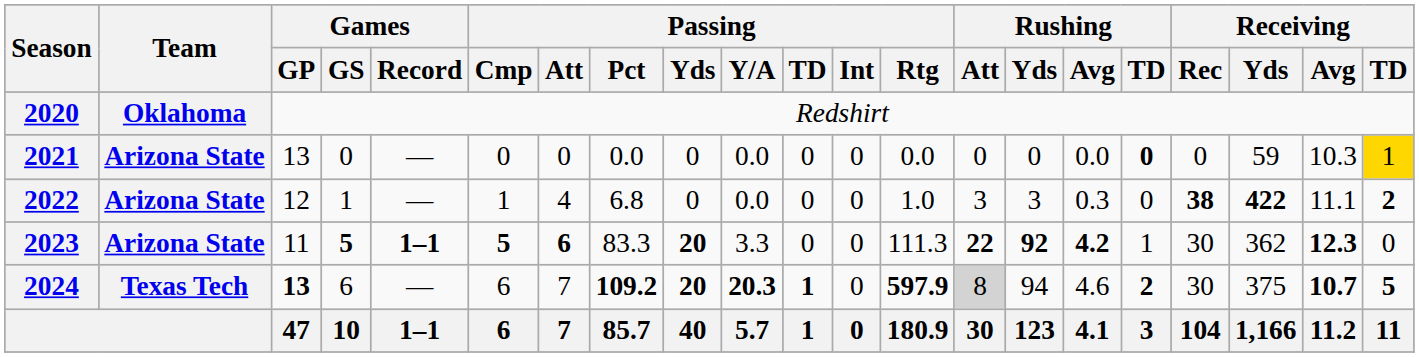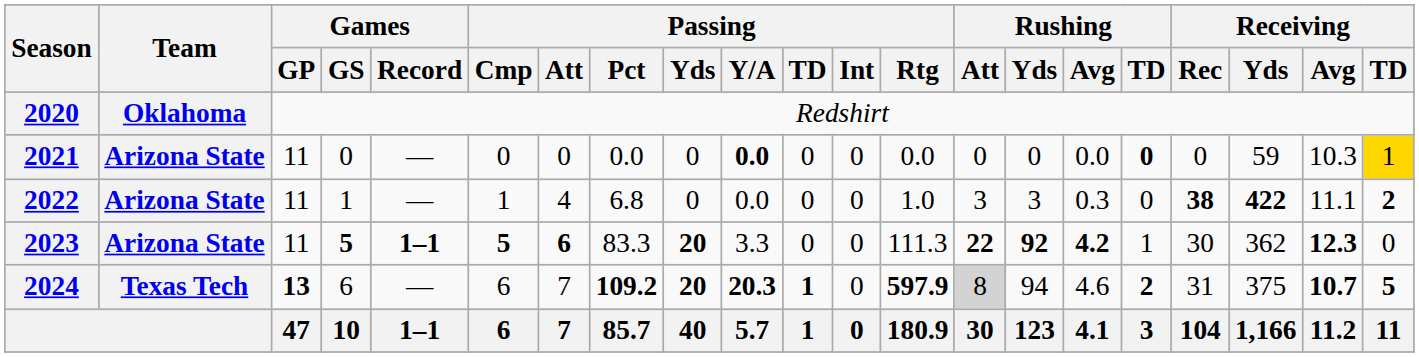(296, 156) 13 -> (296, 156) 11
(752, 156) normal -> (752, 156) bold
(296, 199) 12 -> (296, 199) 11
(1200, 286) 30 -> (1200, 286) 31
